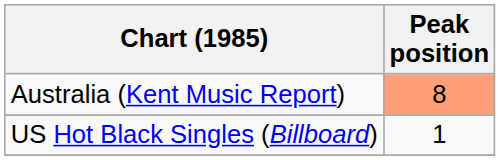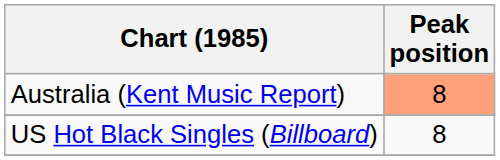(439, 134) 1 -> (439, 134) 8
